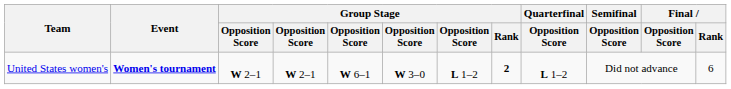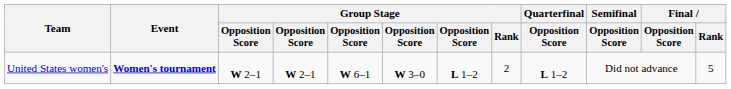(506, 68) bold -> (506, 68) normal
(711, 68) 6 -> (711, 68) 5
